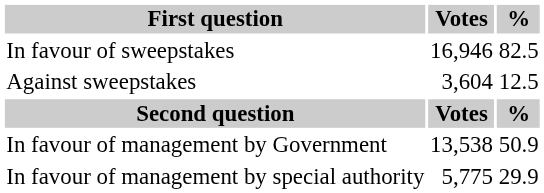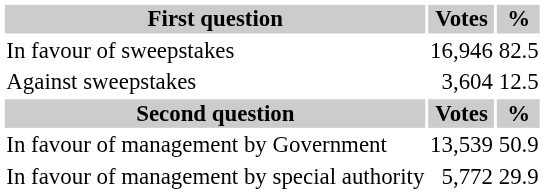(462, 144) 13,538 -> (462, 144) 13,539
(467, 176) 5,775 -> (467, 176) 5,772
